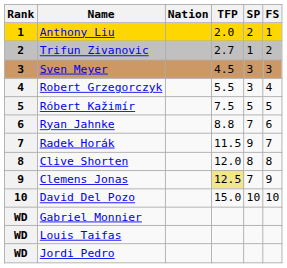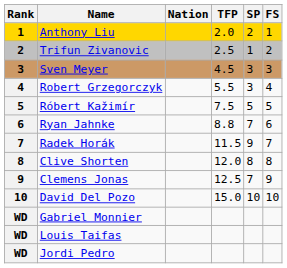(224, 51) 2.7 -> (224, 51) 2.5
(228, 180) khaki background -> (228, 180) no background
